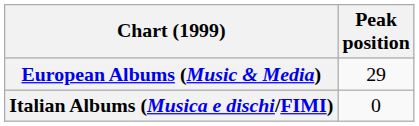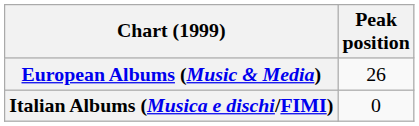(376, 74) 29 -> (376, 74) 26
